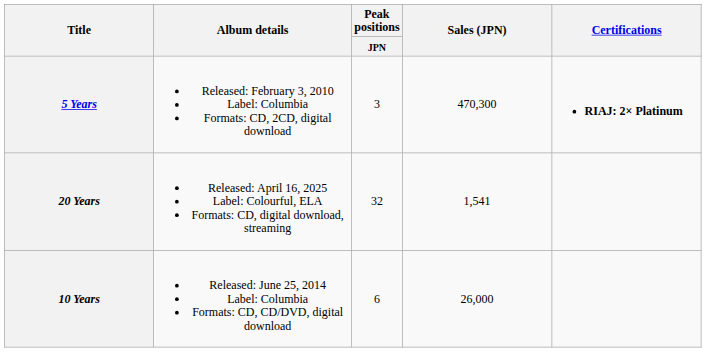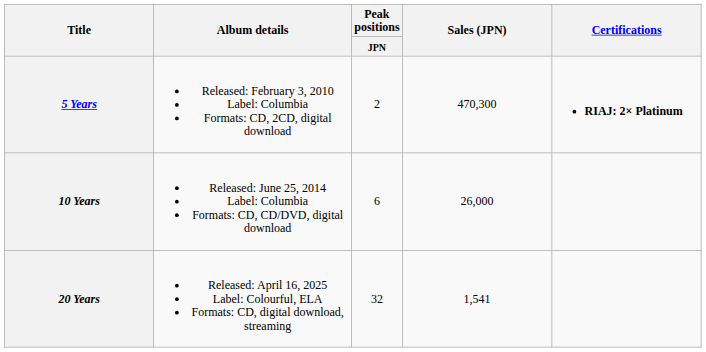(377, 104) 3 -> (377, 104) 2
rows swapped: (79, 298) <-> (79, 201)
